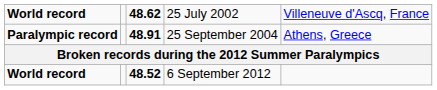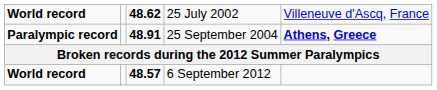(327, 34) normal -> (330, 34) bold
(145, 74) 48.52 -> (145, 74) 48.57
